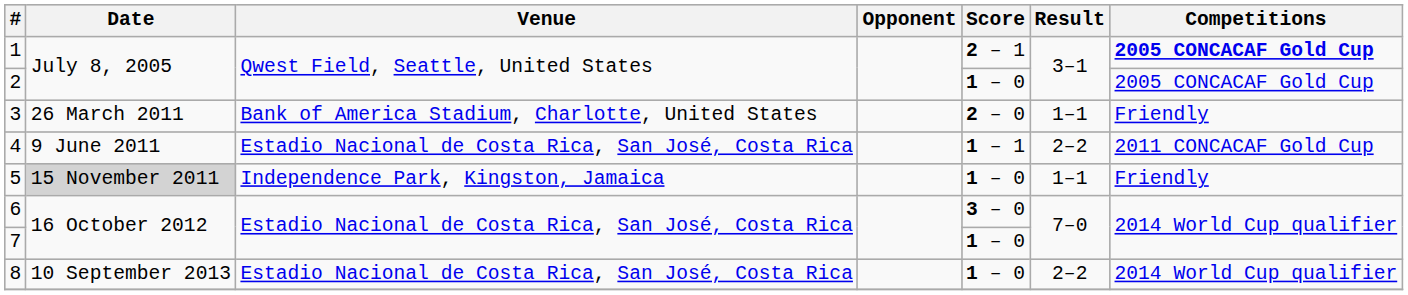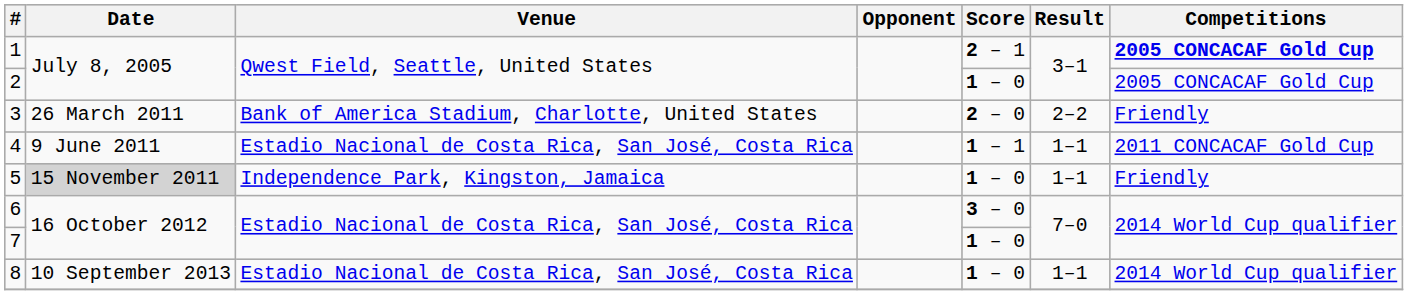(1070, 116) 1–1 -> (1070, 116) 2–2
(1070, 148) 2–2 -> (1070, 148) 1–1
(1070, 275) 2–2 -> (1070, 275) 1–1
